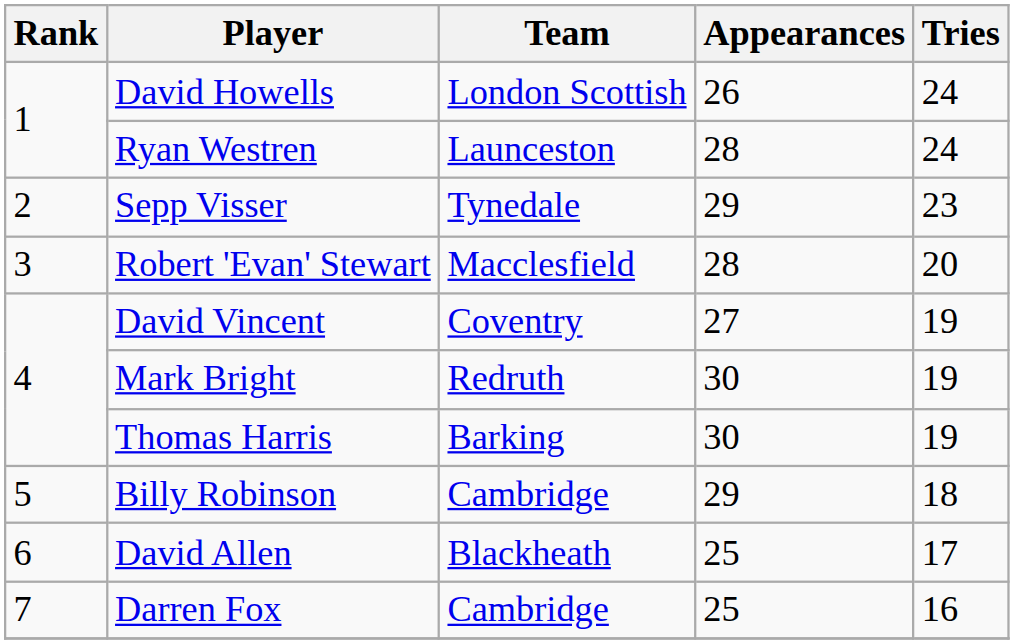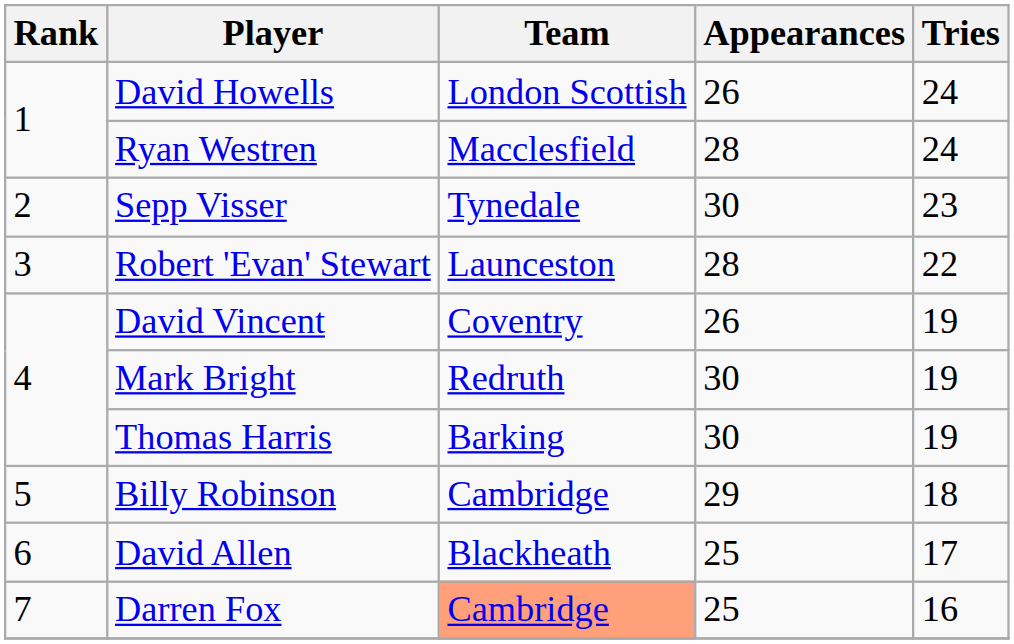(531, 148) Launceston -> (541, 148) Macclesfield
(721, 206) 29 -> (721, 206) 30
(541, 263) Macclesfield -> (531, 263) Launceston
(940, 263) 20 -> (940, 263) 22
(721, 321) 27 -> (721, 321) 26
(528, 609) no background -> (528, 609) lightsalmon background
